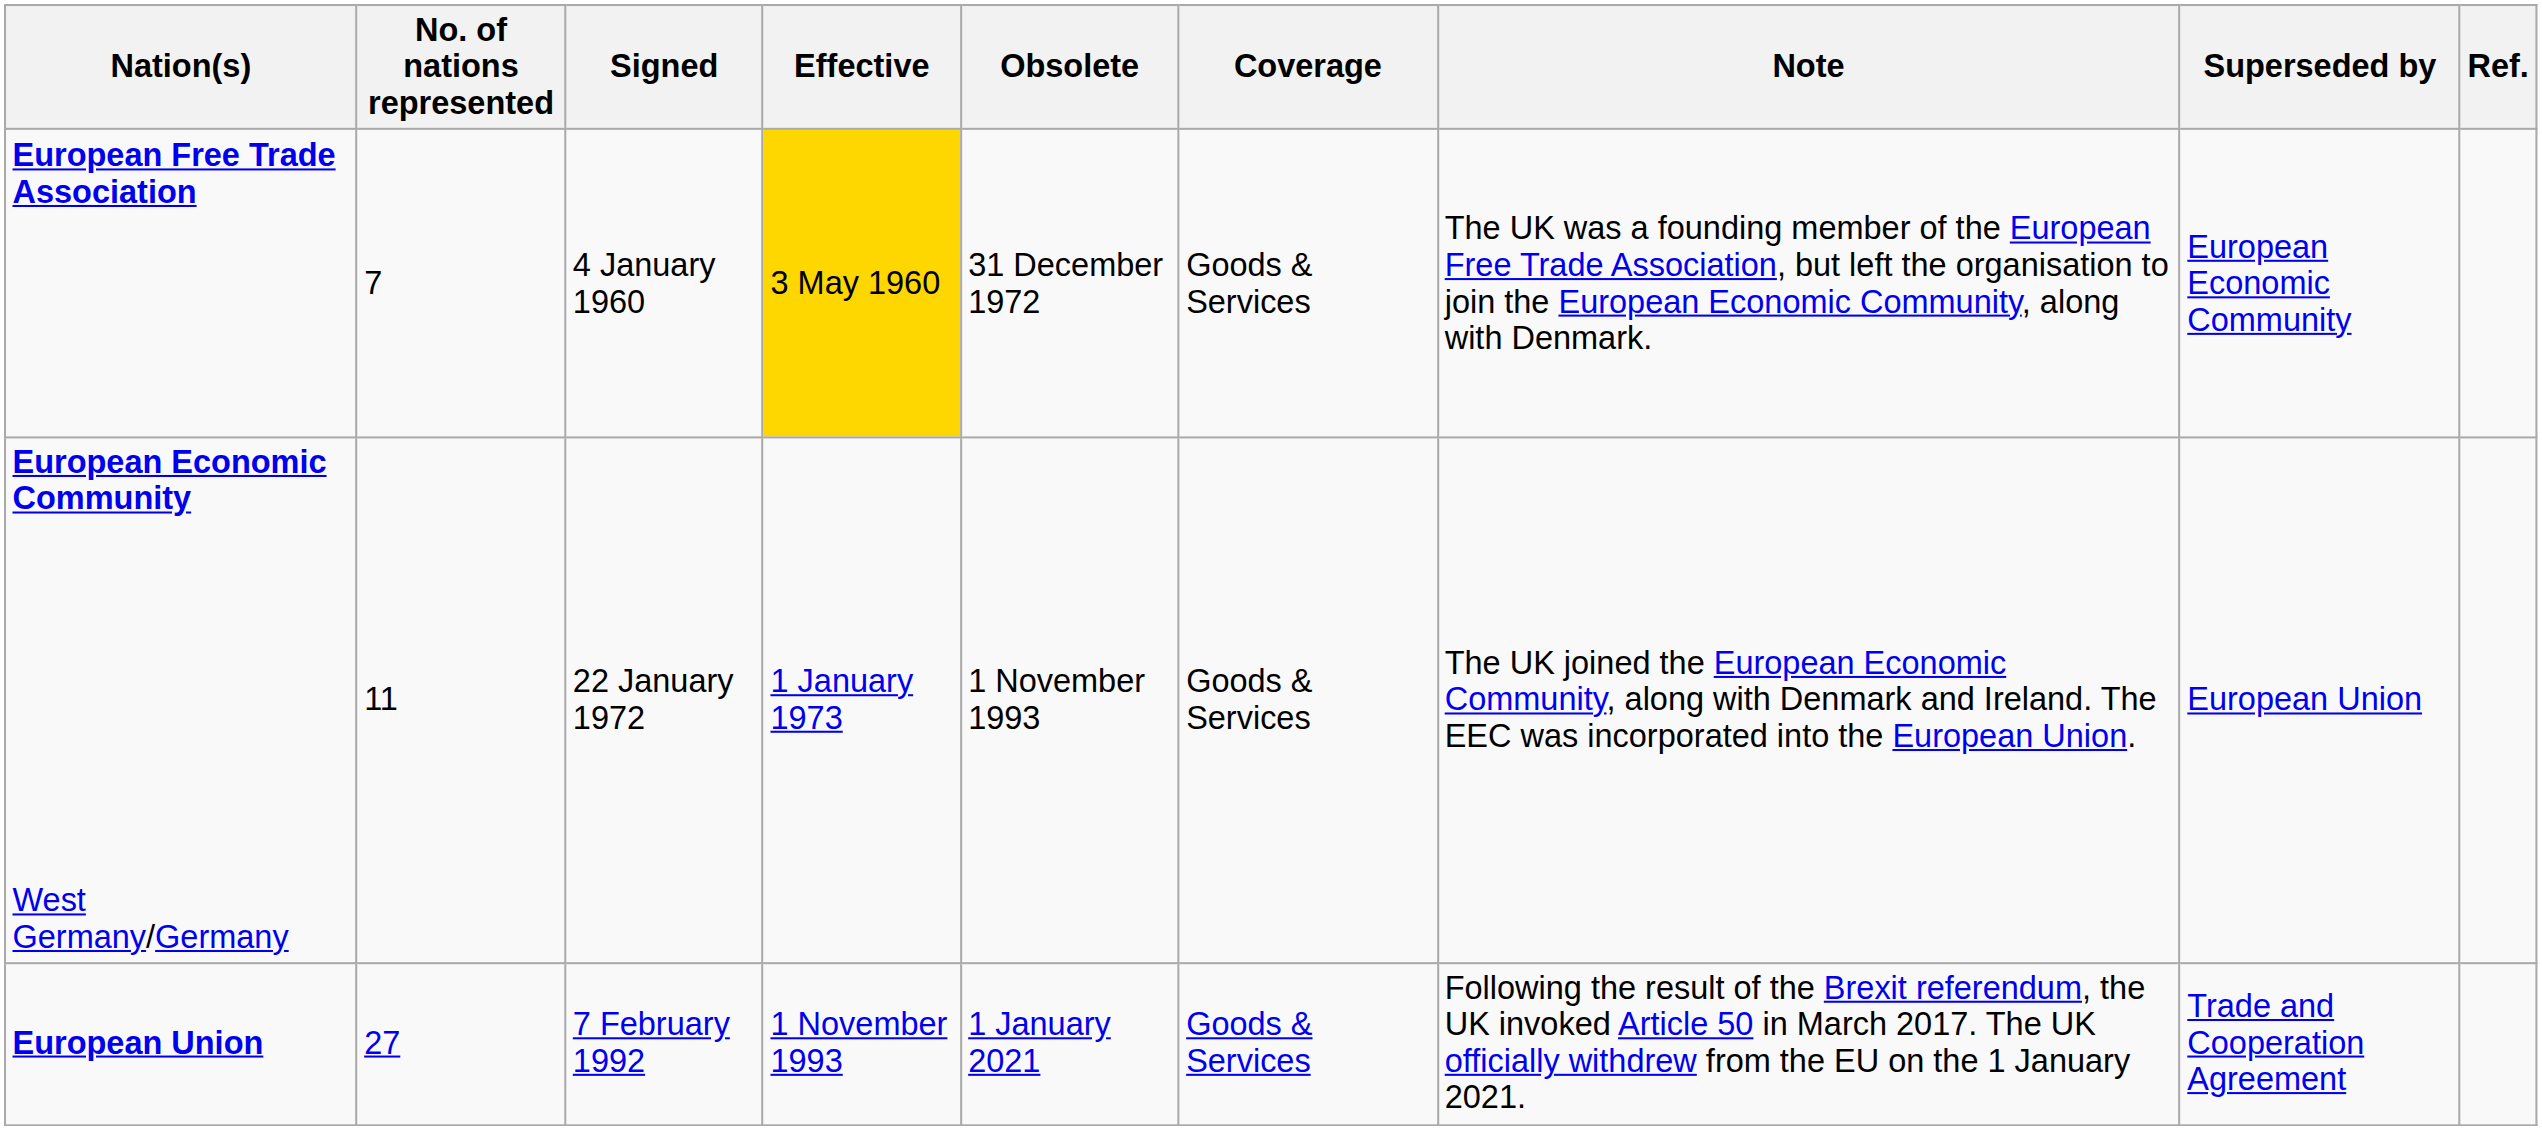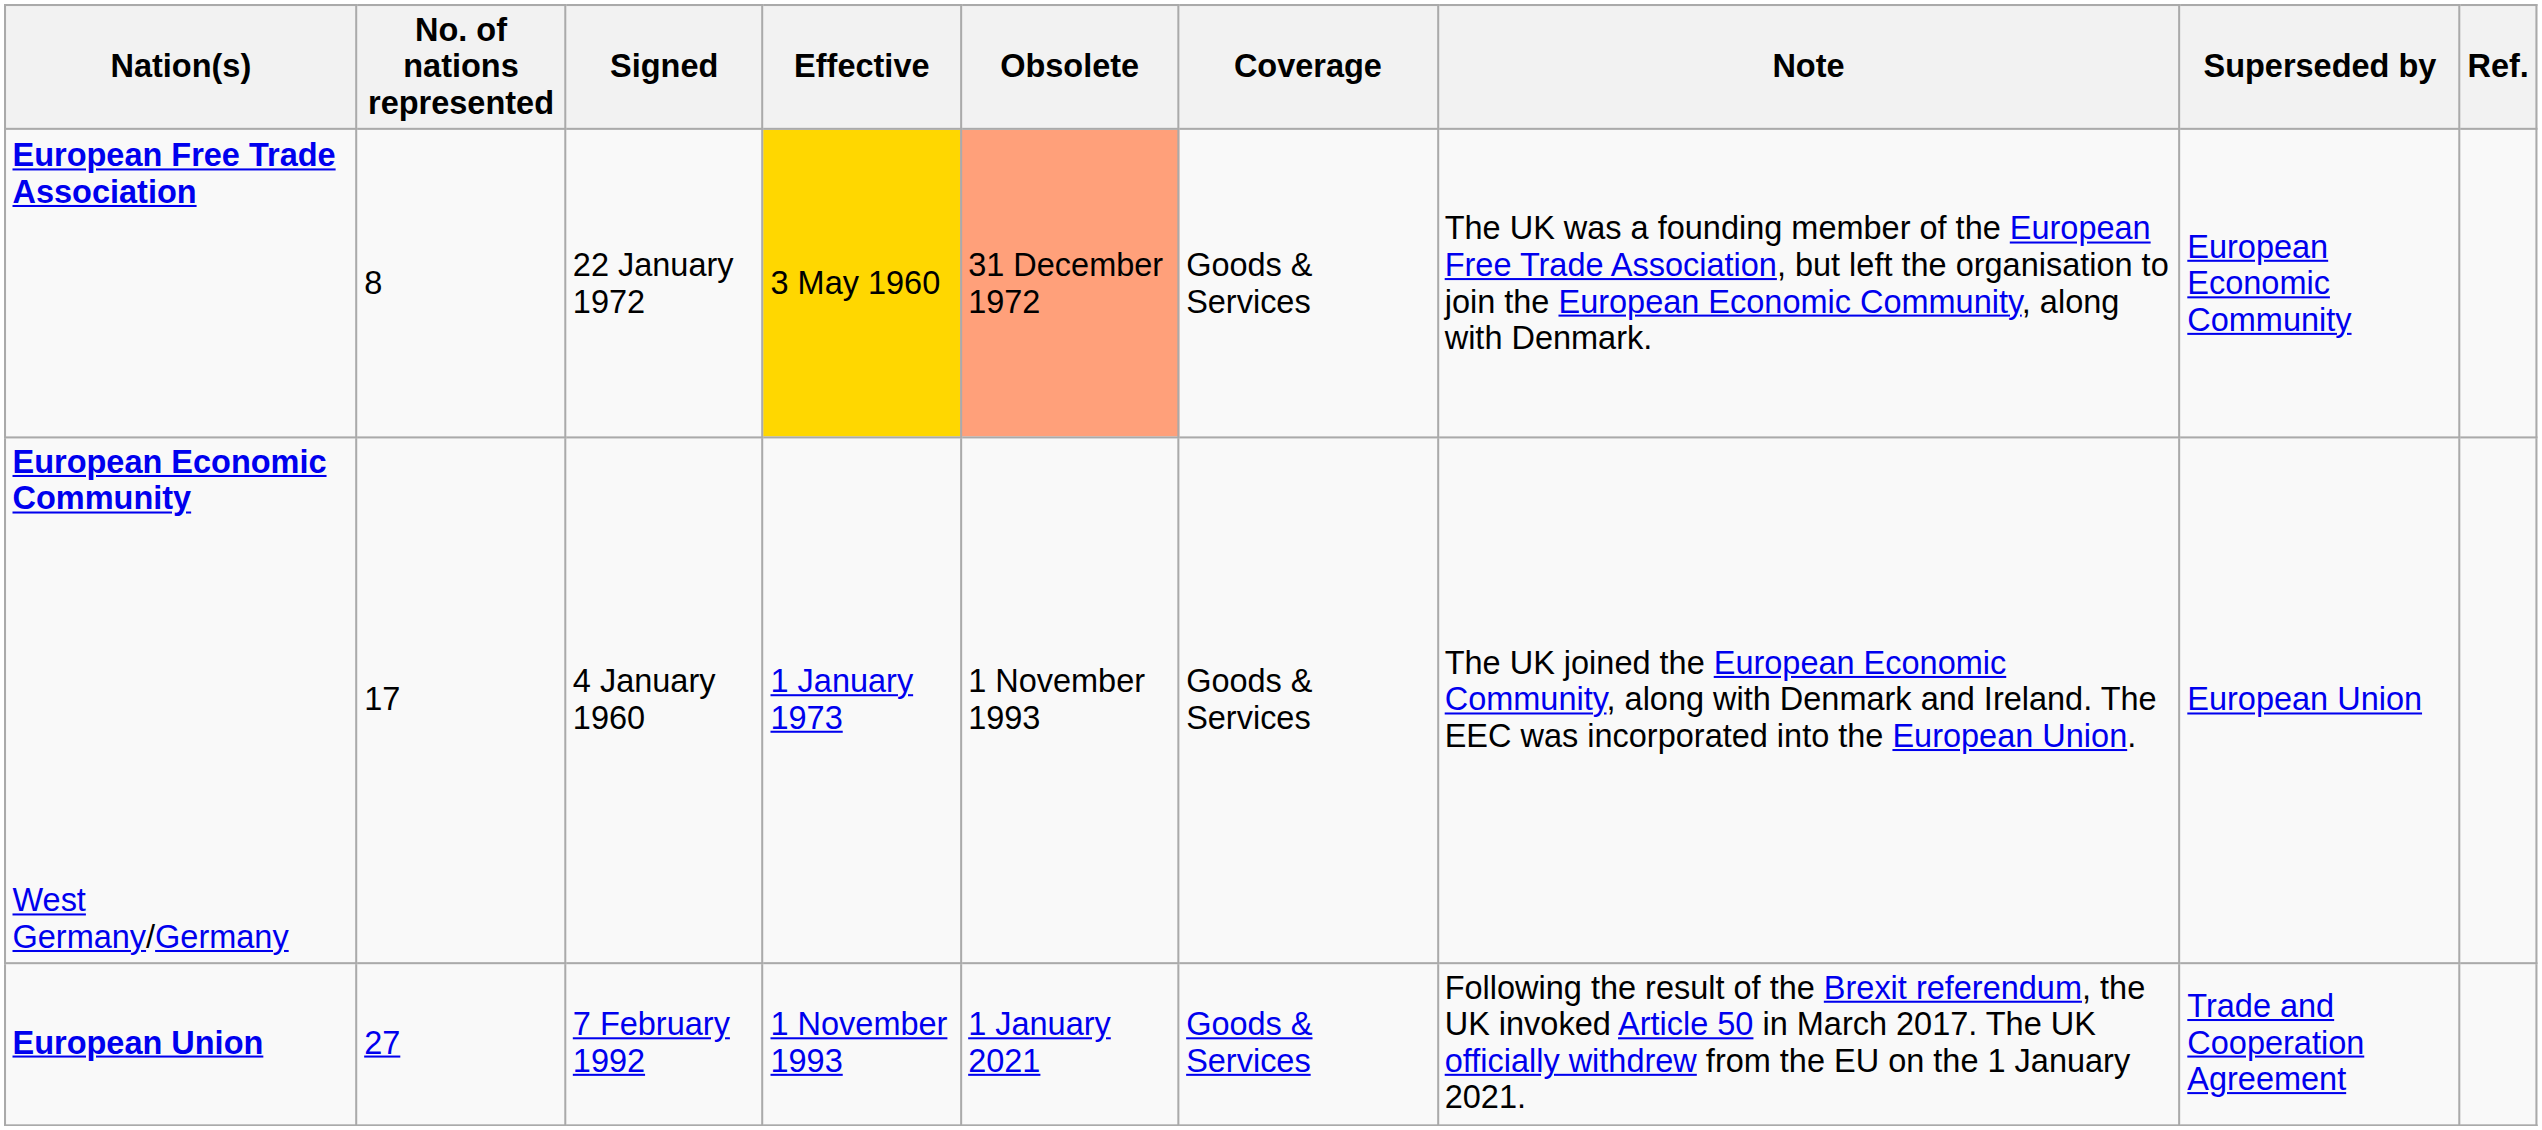(373, 282) 7 -> (373, 282) 8
(644, 282) 4 January 1960 -> (653, 282) 22 January 1972
(1066, 282) no background -> (1066, 282) lightsalmon background
(381, 699) 11 -> (382, 699) 17
(653, 699) 22 January 1972 -> (644, 699) 4 January 1960
